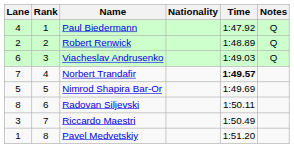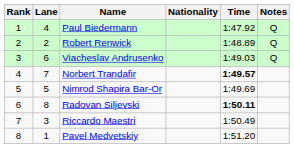columns swapped: (46, 12) <-> (18, 12)
(239, 105) normal -> (239, 105) bold
